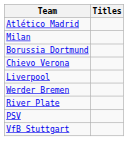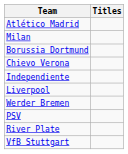+ row: (38, 77)
rows swapped: (14, 116) <-> (33, 103)
